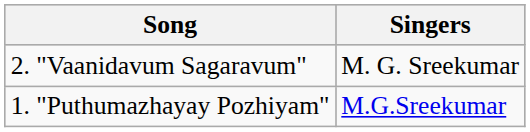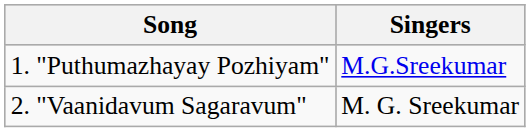rows swapped: (170, 106) <-> (159, 65)
